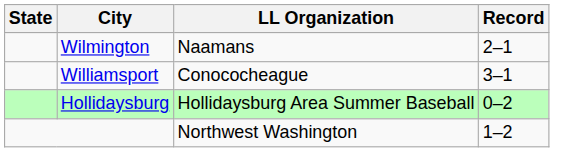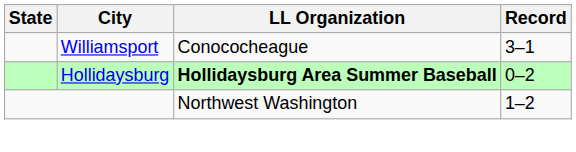- row: (105, 47)
(326, 103) normal -> (337, 75) bold
